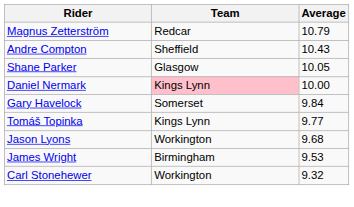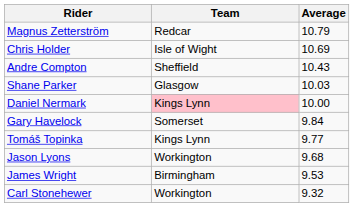+ row: (39, 49)
(316, 67) 10.05 -> (316, 85) 10.03
